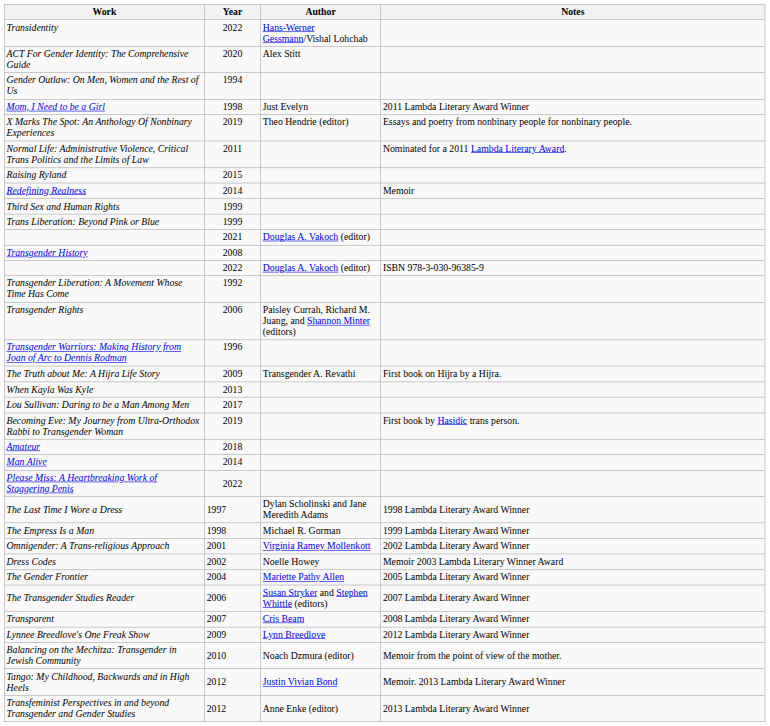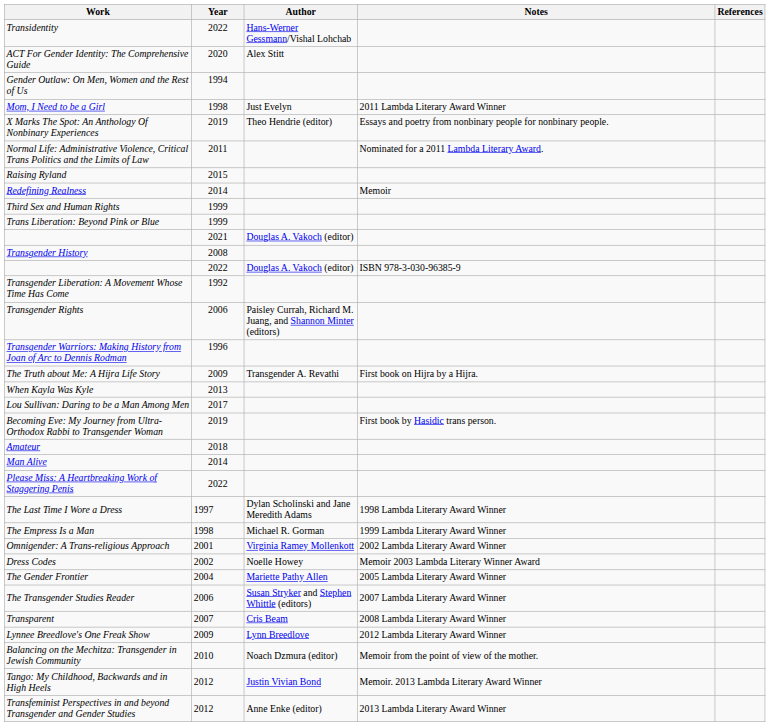+ column: (740, 12)
